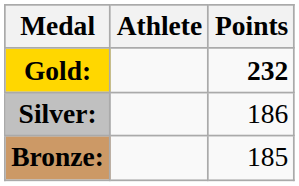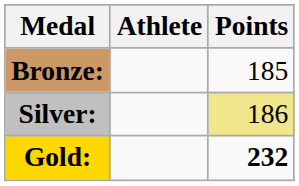rows swapped: (58, 69) <-> (58, 157)
(268, 113) no background -> (268, 113) khaki background
